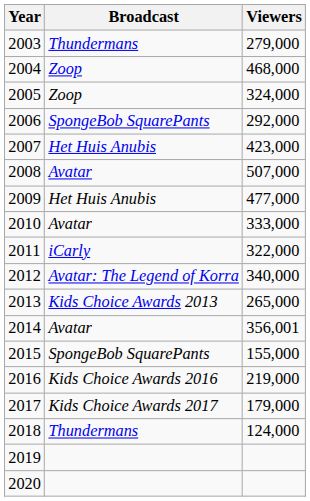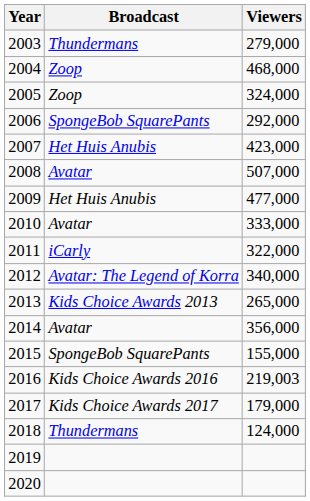(273, 328) 356,001 -> (273, 328) 356,000
(273, 379) 219,000 -> (273, 379) 219,003
